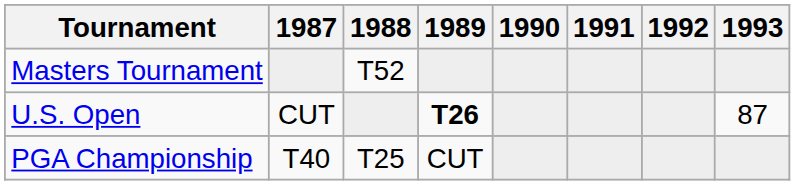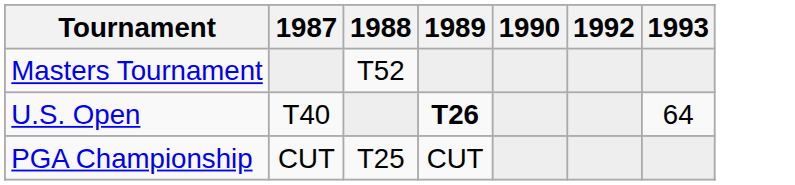- column: (604, 27)
(306, 115) CUT -> (306, 115) T40
(753, 115) 87 -> (678, 115) 64
(306, 158) T40 -> (306, 158) CUT
